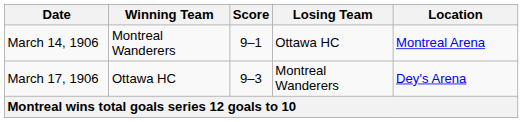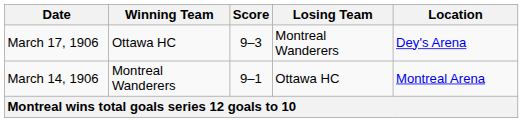rows swapped: (53, 43) <-> (53, 78)
